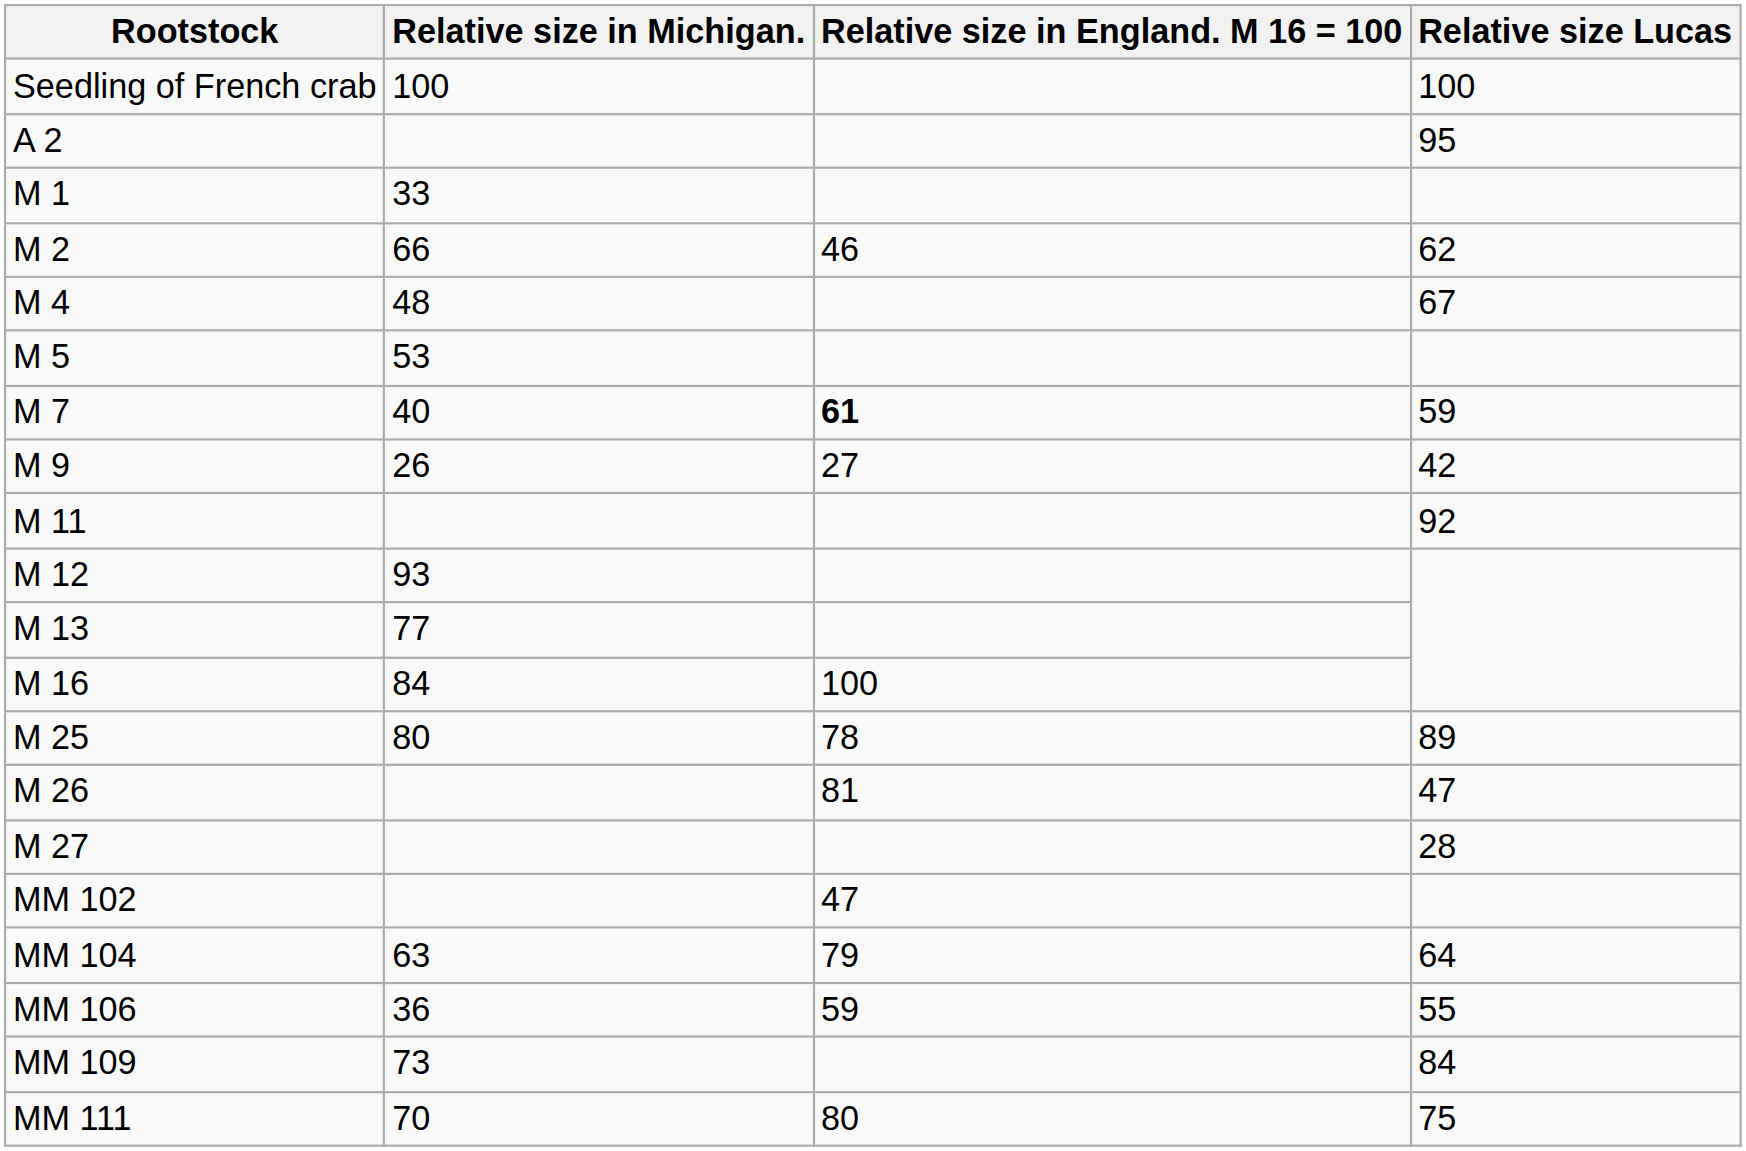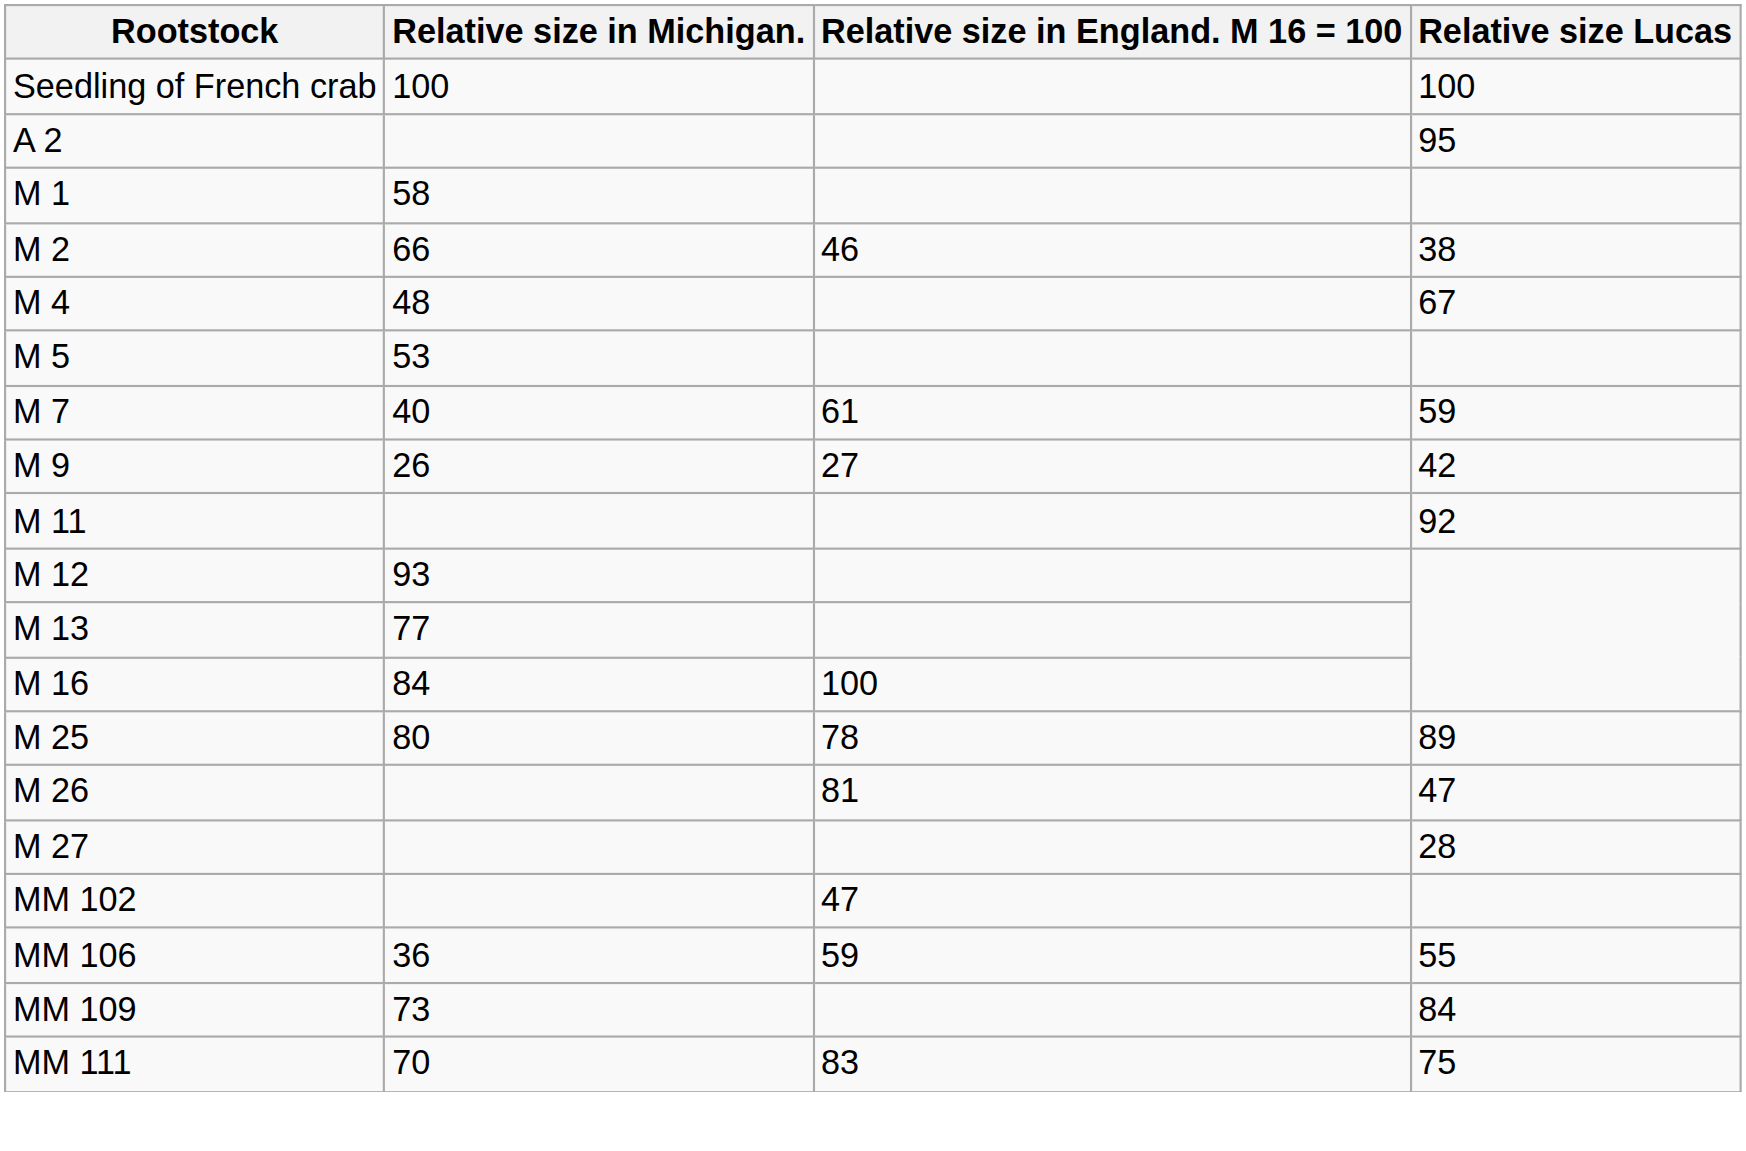(411, 194) 33 -> (411, 194) 58
(1437, 248) 62 -> (1437, 248) 38
(840, 411) bold -> (840, 411) normal
- row: (75, 954)
(840, 1117) 80 -> (840, 1063) 83
